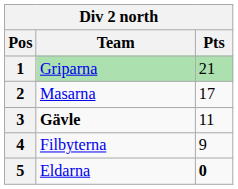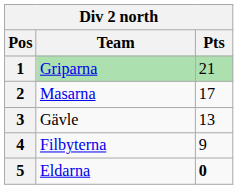(60, 119) bold -> (59, 119) normal
(207, 119) 11 -> (207, 119) 13
